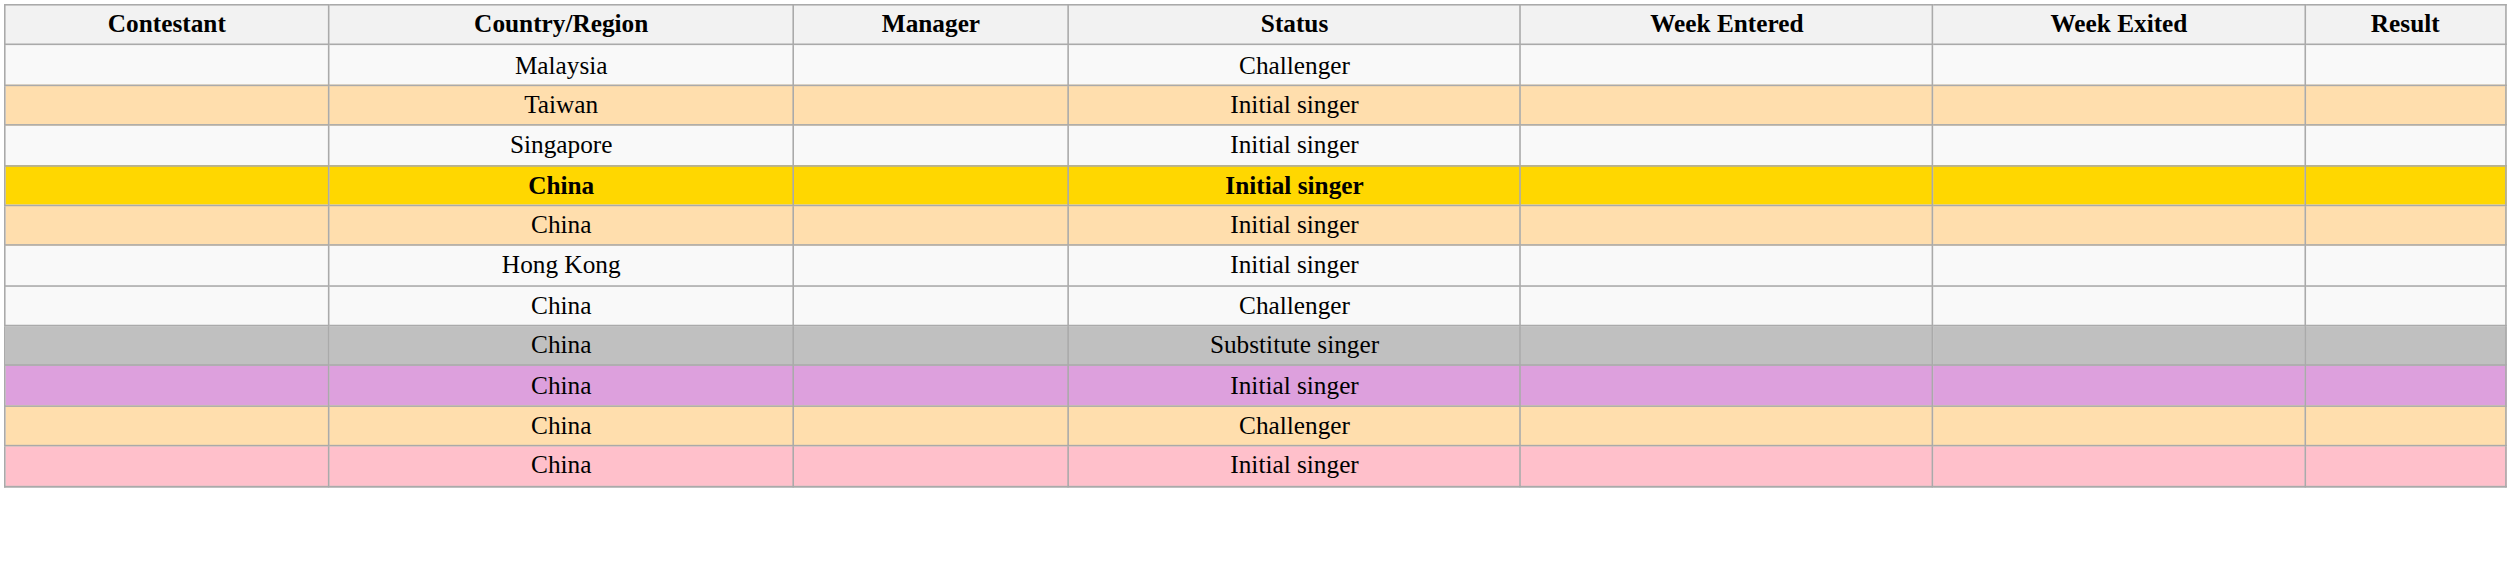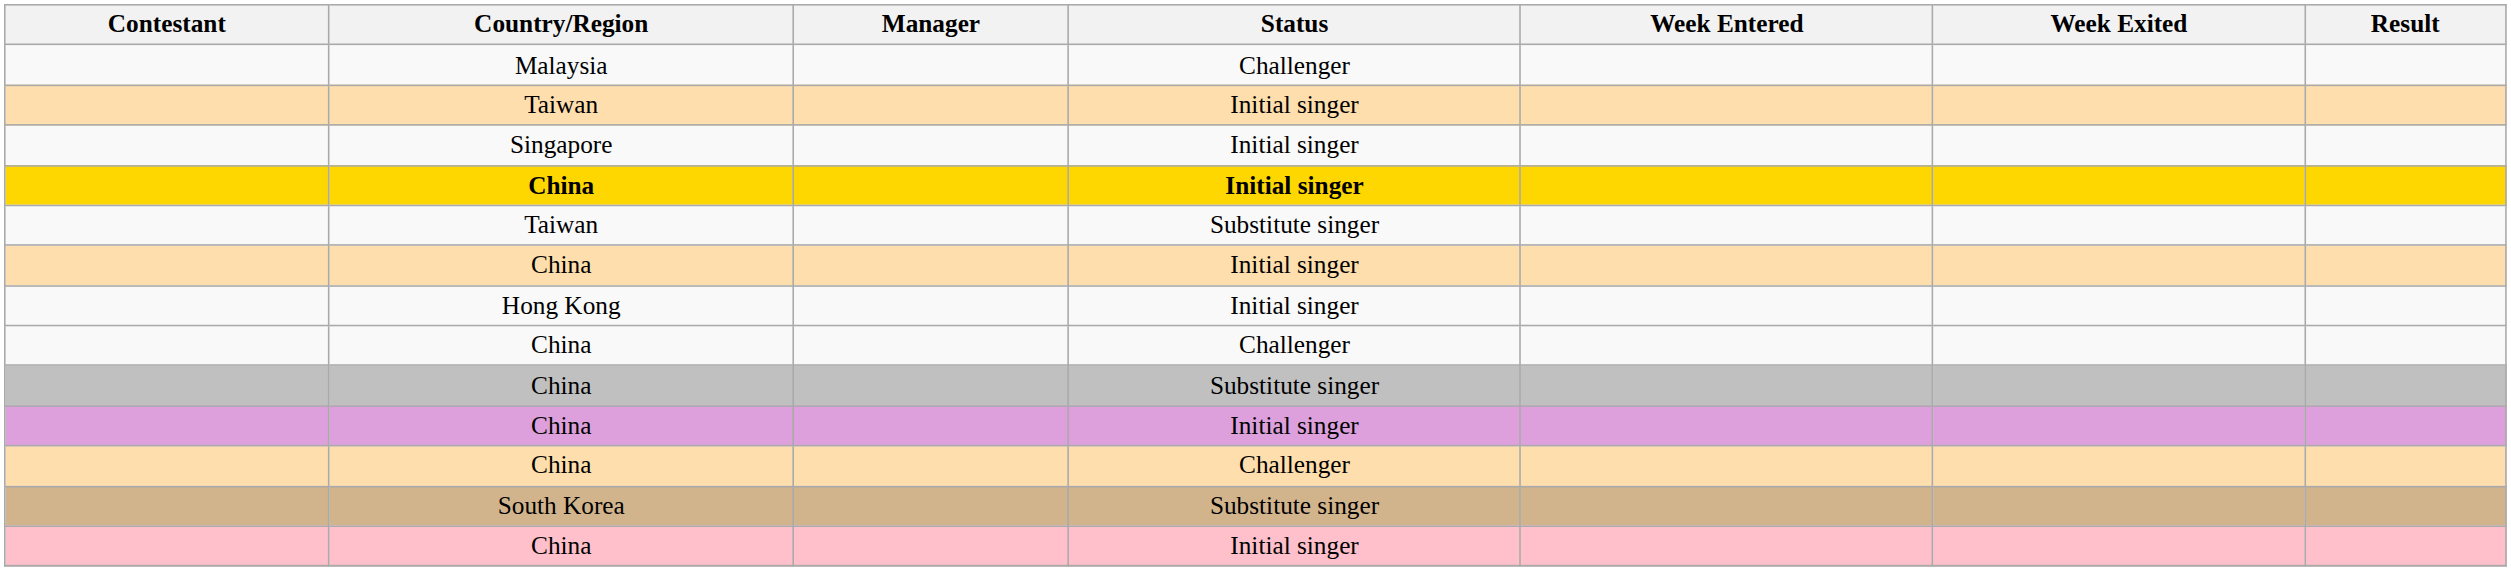+ row: (561, 225)
+ row: (561, 505)
